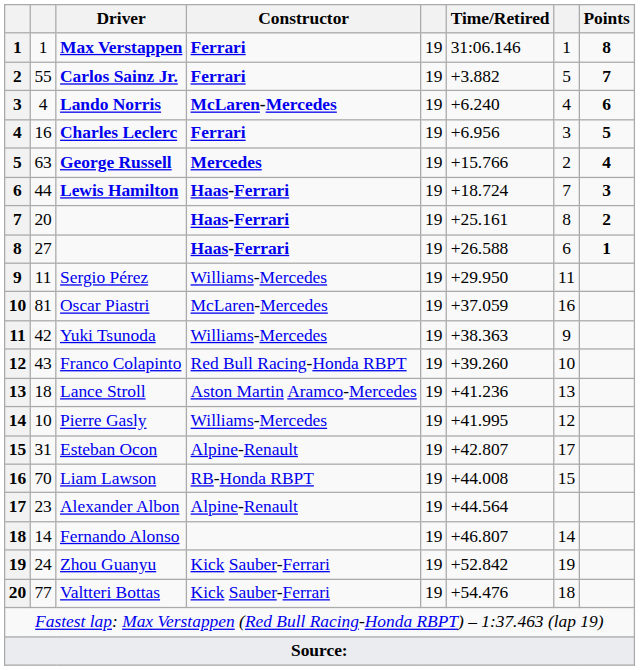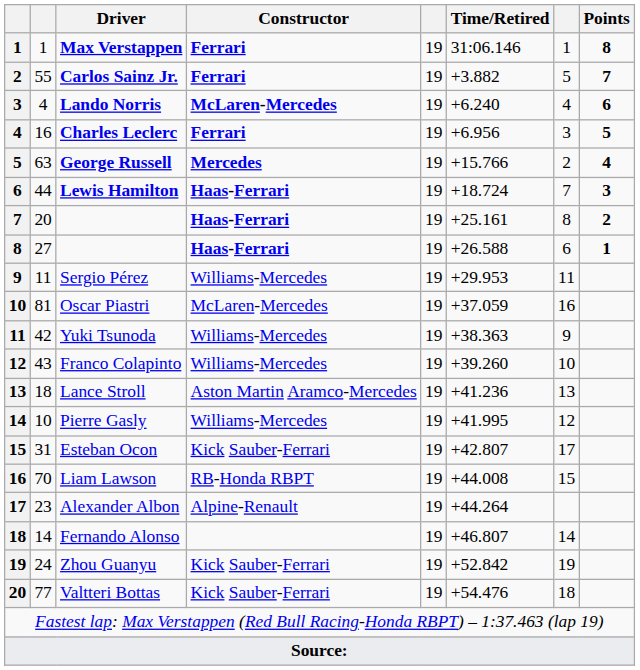(479, 276) +29.950 -> (479, 276) +29.953
(299, 363) Red Bull Racing-Honda RBPT -> (259, 363) Williams-Mercedes
(244, 449) Alpine-Renault -> (260, 449) Kick Sauber-Ferrari
(479, 506) +44.564 -> (479, 506) +44.264
